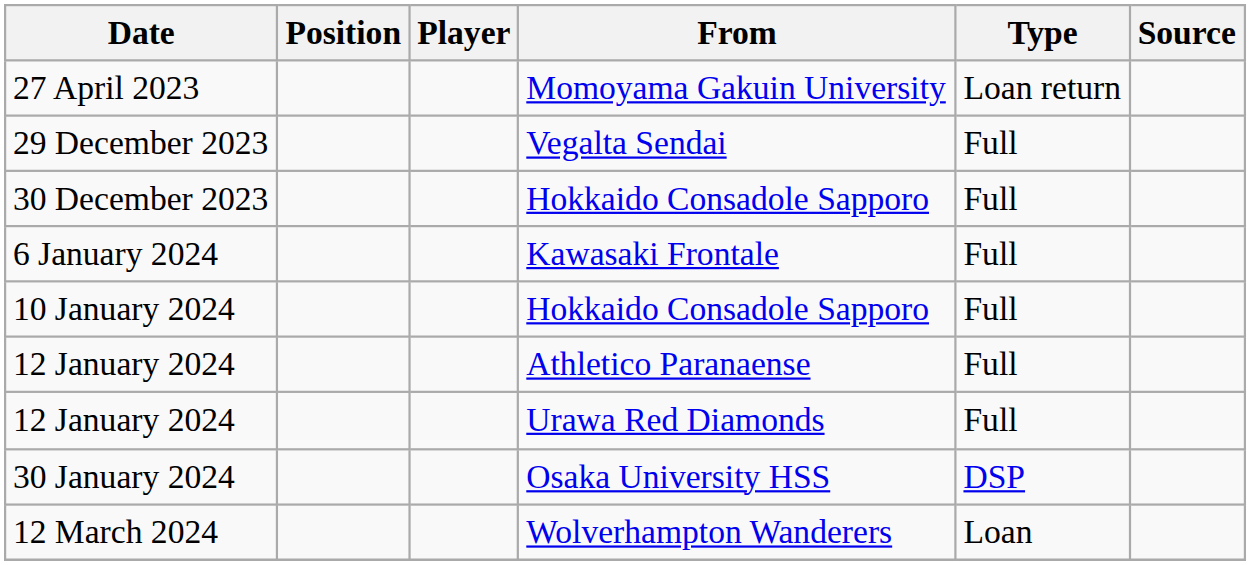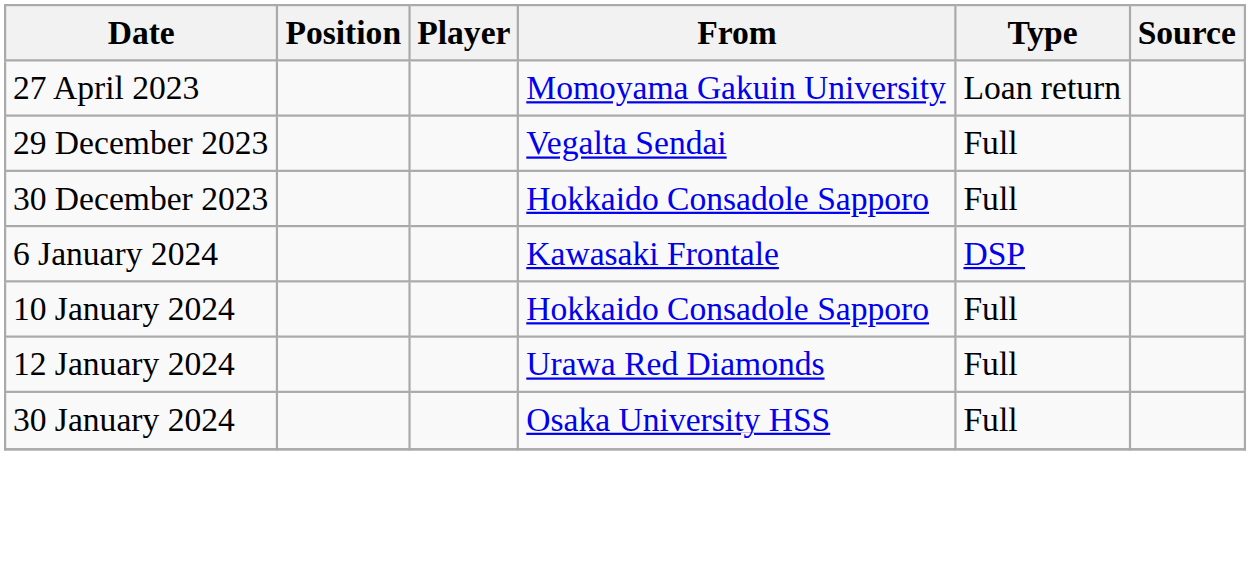(991, 253) Full -> (994, 253) DSP
- row: (124, 364)
(994, 475) DSP -> (991, 420) Full
- row: (115, 530)
